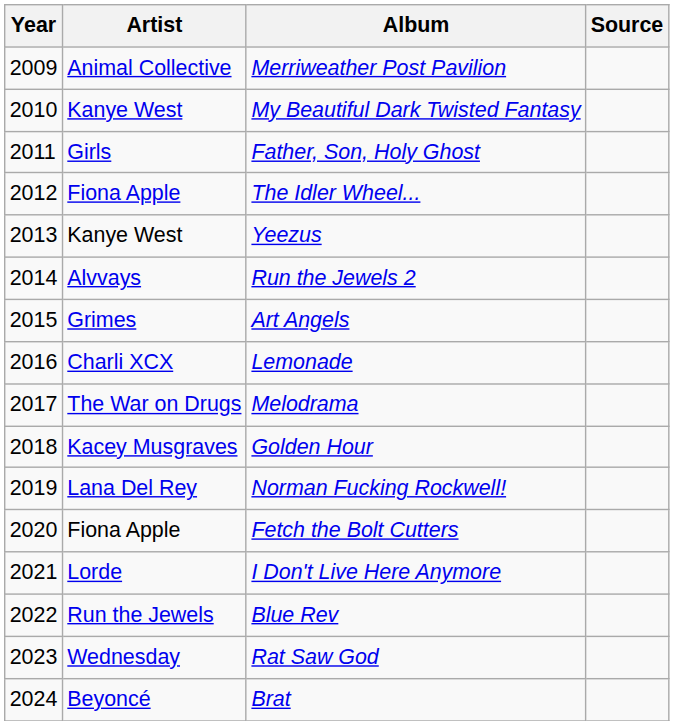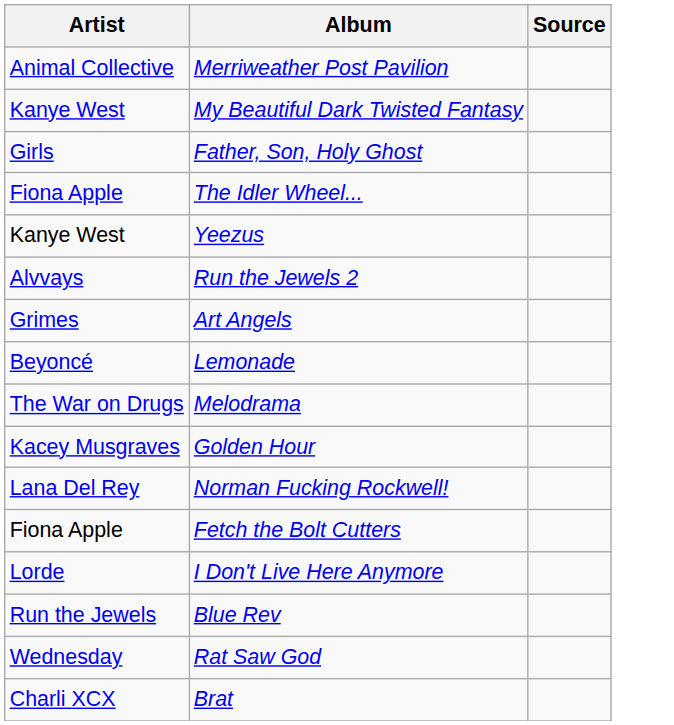- column: (34, 25)
(120, 361) Charli XCX -> (51, 361) Beyoncé
(109, 698) Beyoncé -> (63, 698) Charli XCX
